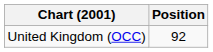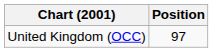(178, 36) 92 -> (178, 36) 97
